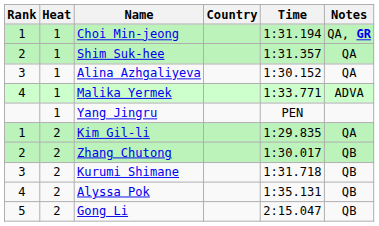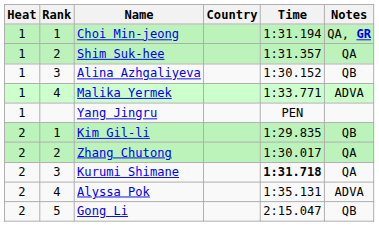columns swapped: (22, 14) <-> (57, 14)
(349, 73) QA -> (349, 73) QB
(349, 133) QA -> (349, 133) QB
(349, 152) QB -> (349, 152) QA
(292, 172) normal -> (292, 172) bold
(349, 172) QB -> (349, 172) QA
(349, 192) QB -> (349, 192) ADVA
